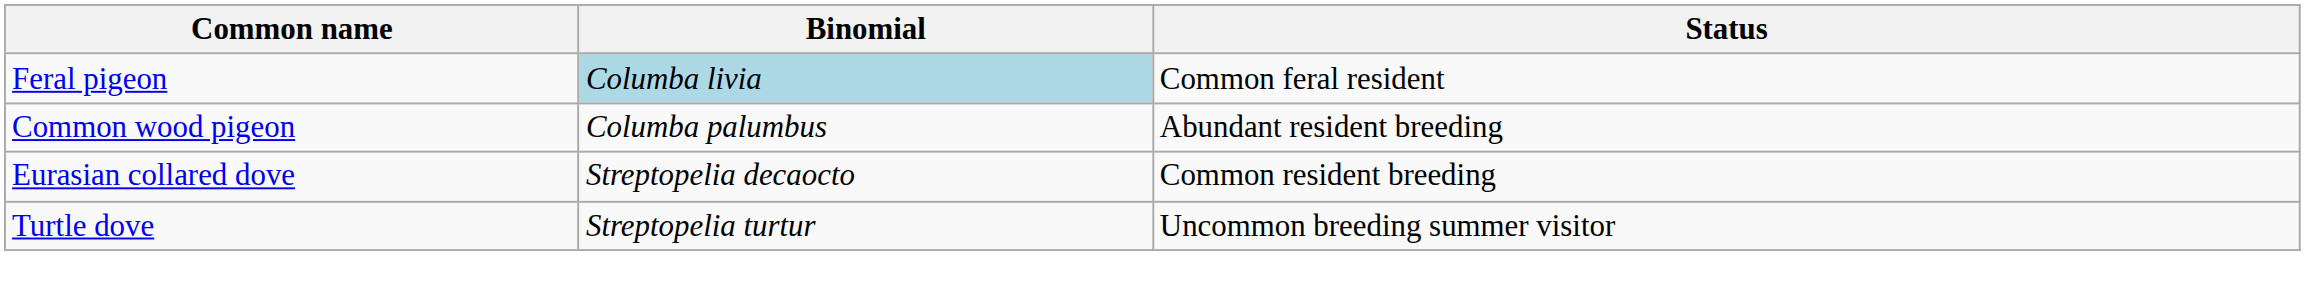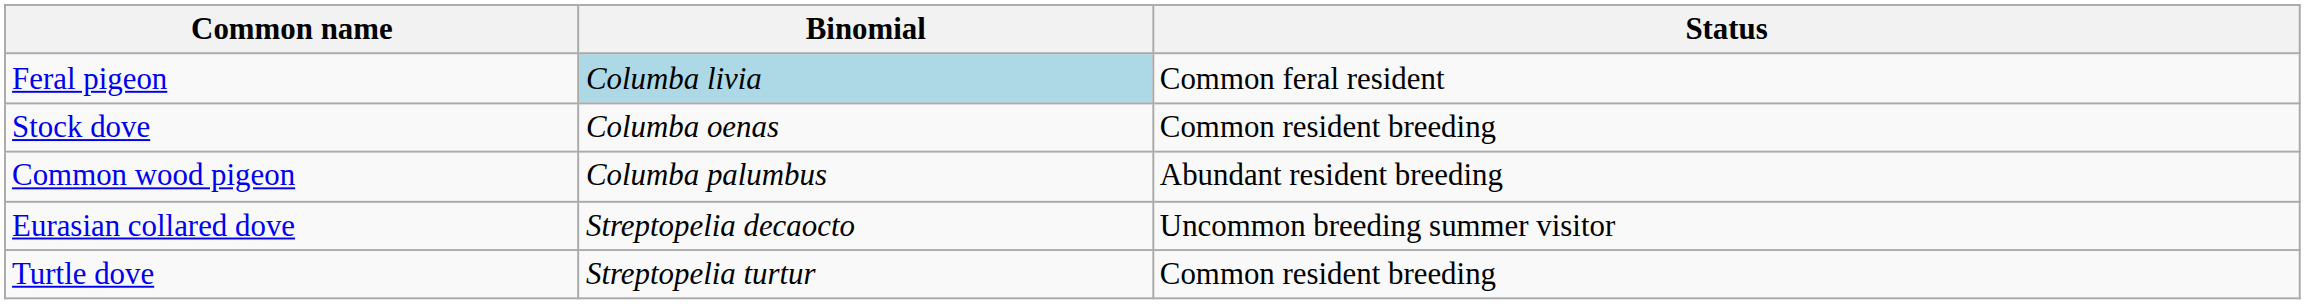+ row: (81, 126)
(1328, 175) Common resident breeding -> (1388, 224) Uncommon breeding summer visitor
(1388, 224) Uncommon breeding summer visitor -> (1328, 273) Common resident breeding
